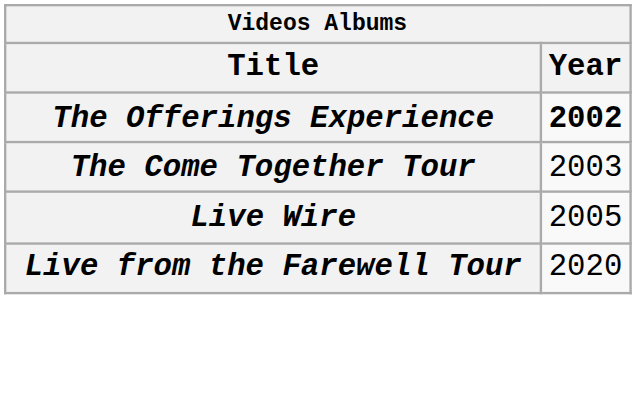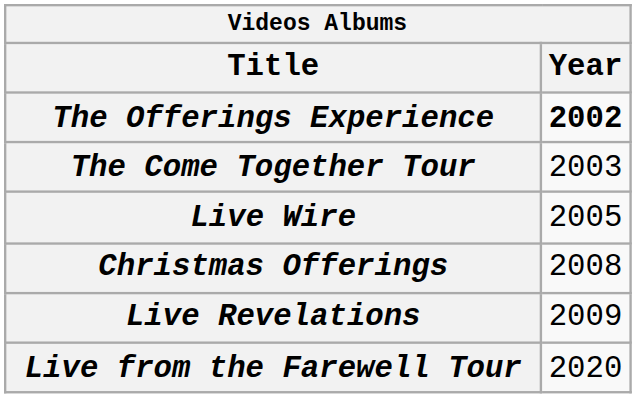+ row: (273, 268)
+ row: (273, 318)
